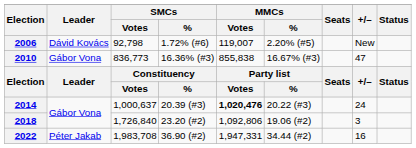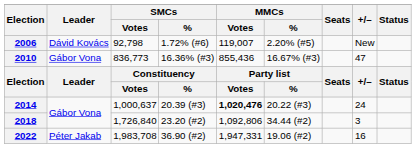(236, 58) 855,838 -> (236, 58) 855,436
(289, 120) 19.06 (#2) -> (289, 120) 34.44 (#2)
(289, 136) 34.44 (#2) -> (289, 136) 19.06 (#2)
